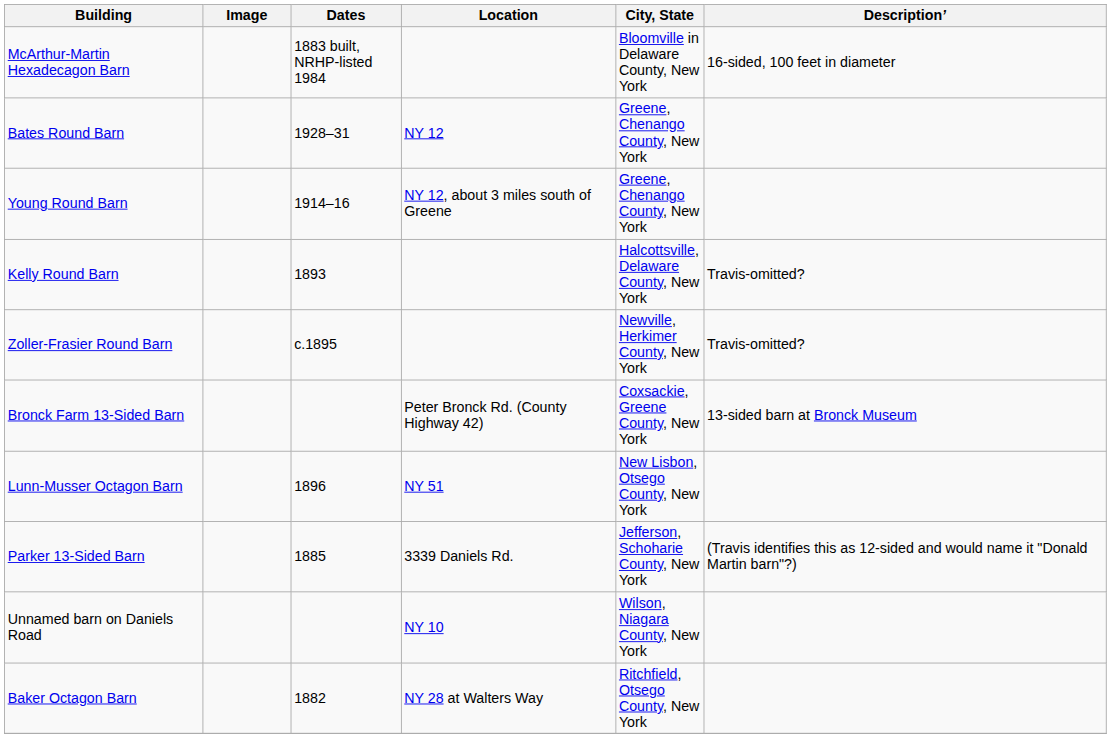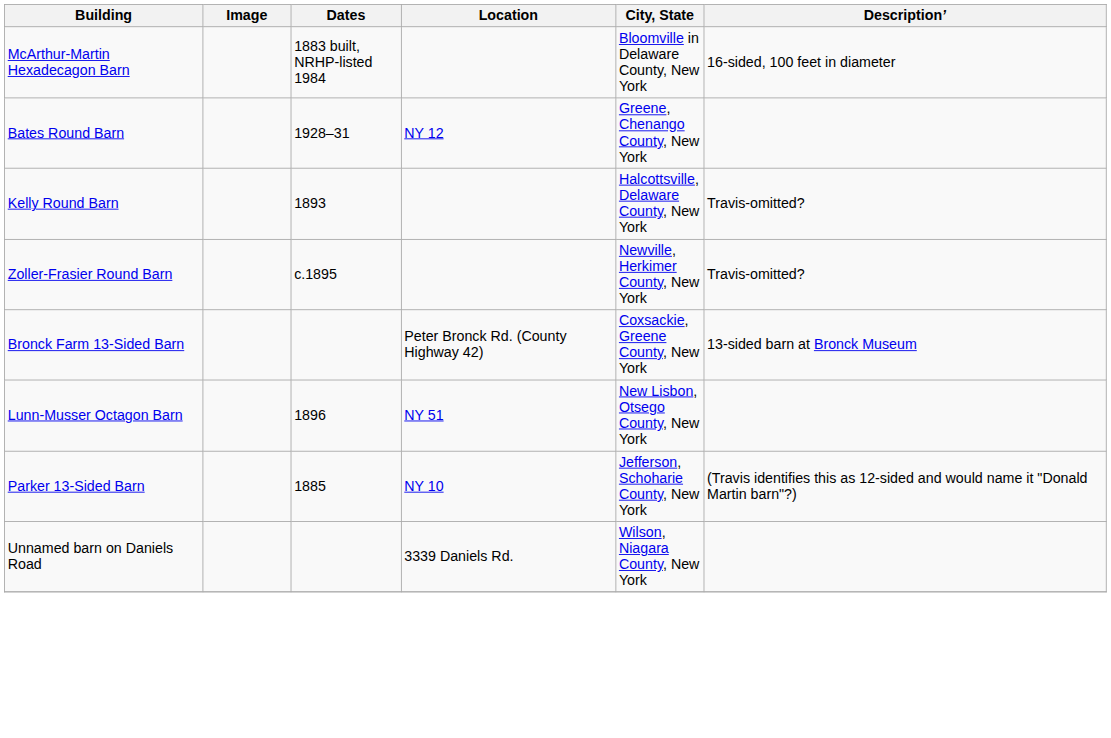- row: (68, 203)
(459, 556) 3339 Daniels Rd. -> (424, 486) NY 10
(424, 627) NY 10 -> (459, 556) 3339 Daniels Rd.
- row: (72, 698)
